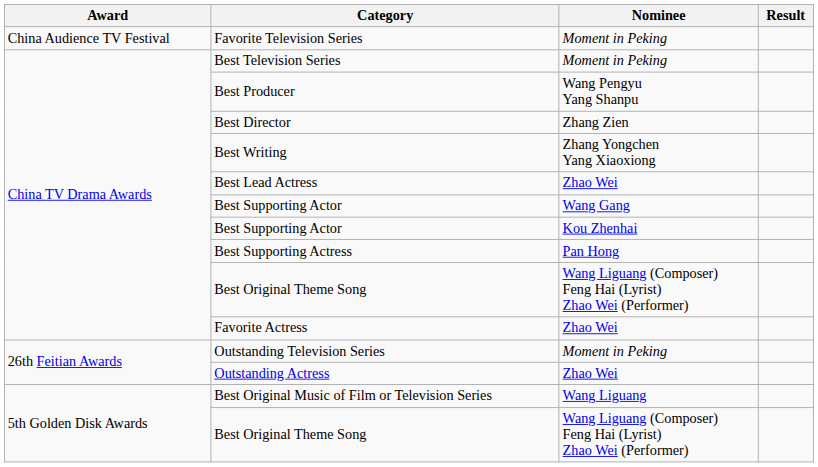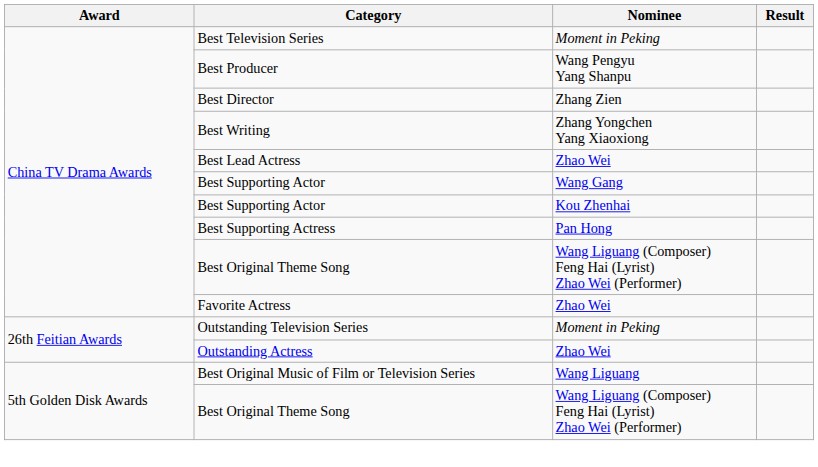- row: (288, 38)
